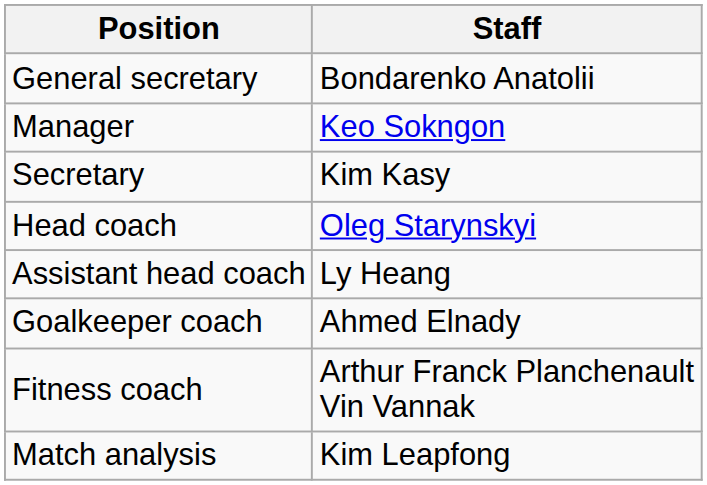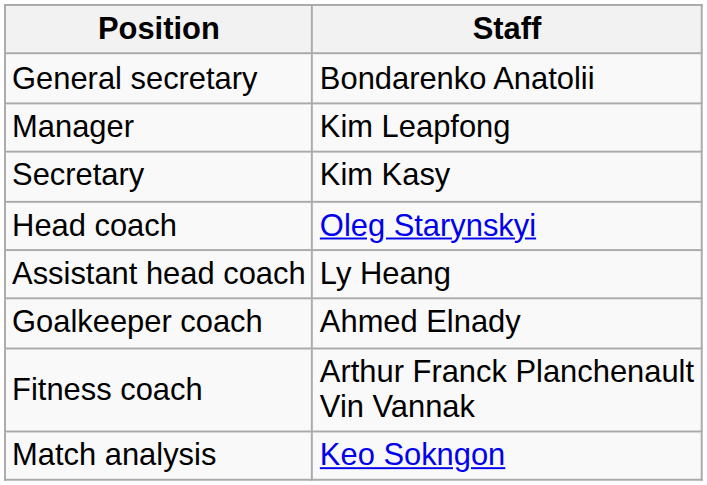(413, 126) Keo Sokngon -> (415, 126) Kim Leapfong
(415, 455) Kim Leapfong -> (413, 455) Keo Sokngon
